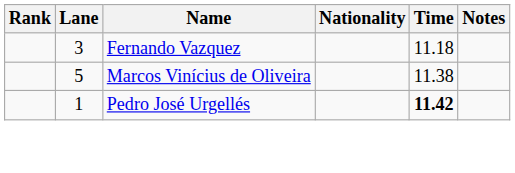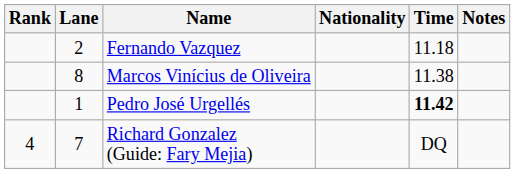(79, 47) 3 -> (79, 47) 2
(79, 76) 5 -> (79, 76) 8
+ row: (180, 143)
